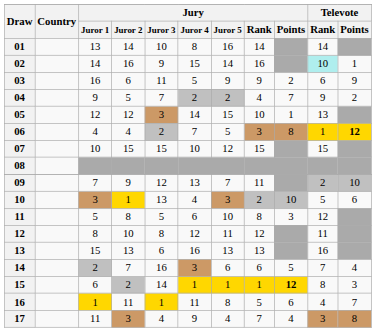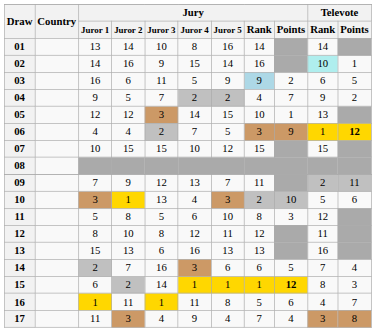(259, 81) no background -> (259, 81) lightblue background
(354, 81) 9 -> (354, 81) 5
(291, 132) 8 -> (291, 132) 9
(354, 183) 10 -> (354, 183) 11
